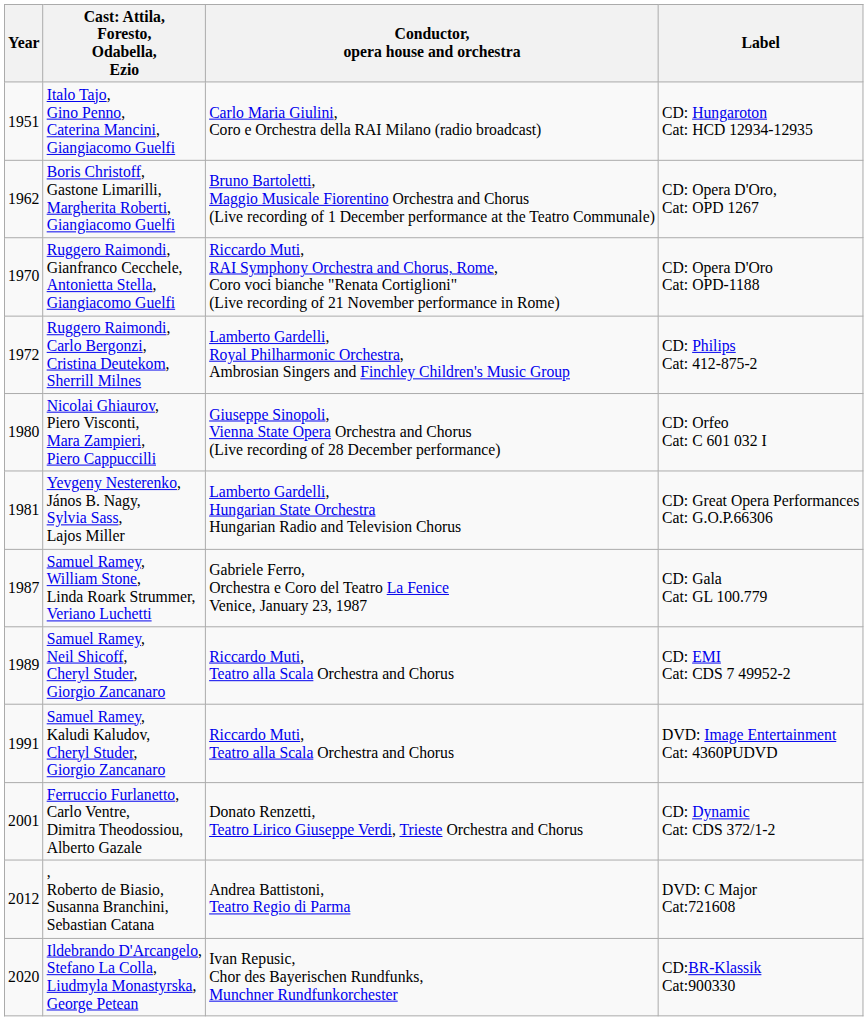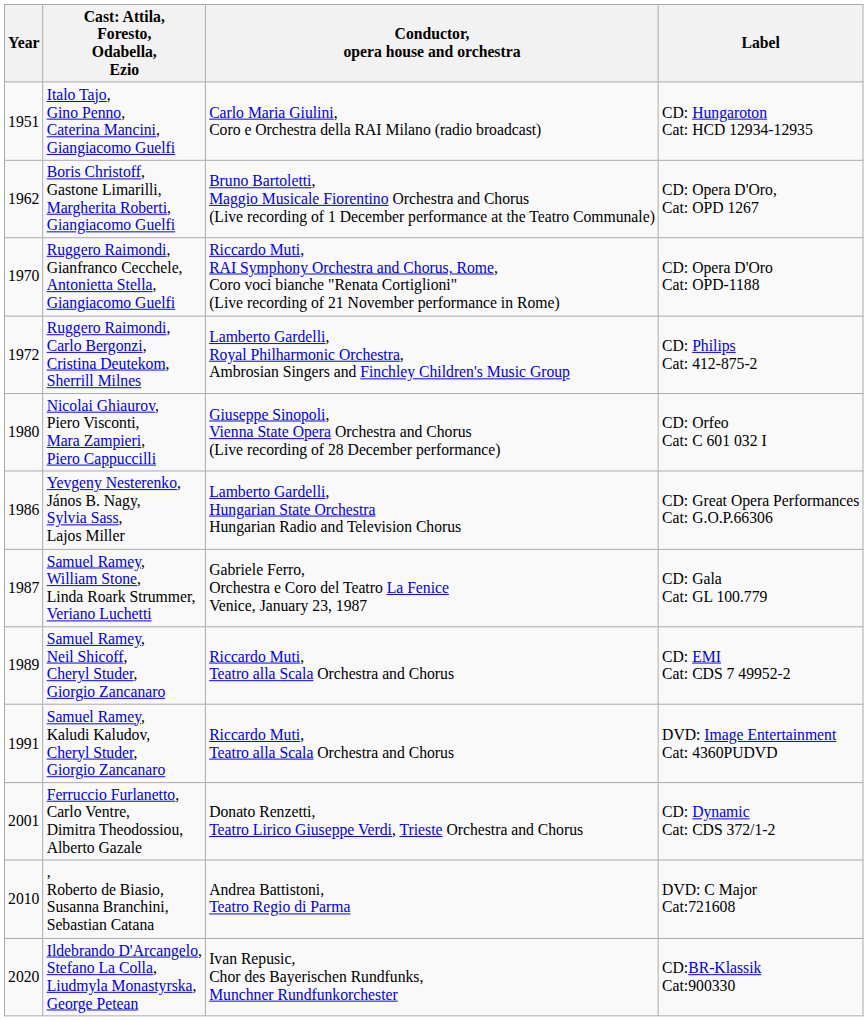(24, 510) 1981 -> (24, 510) 1986
(24, 899) 2012 -> (24, 899) 2010
